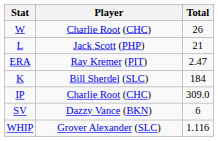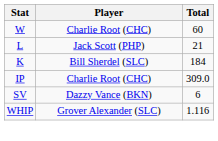(198, 29) 26 -> (198, 29) 60
- row: (20, 62)
